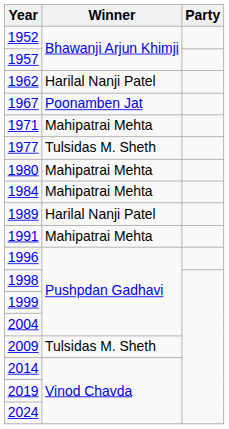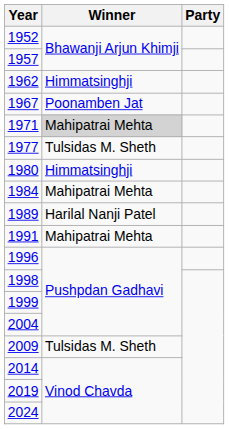(100, 81) Harilal Nanji Patel -> (89, 81) Himmatsinghji
(99, 125) no background -> (99, 125) lightgrey background
(99, 170) Mahipatrai Mehta -> (89, 170) Himmatsinghji
